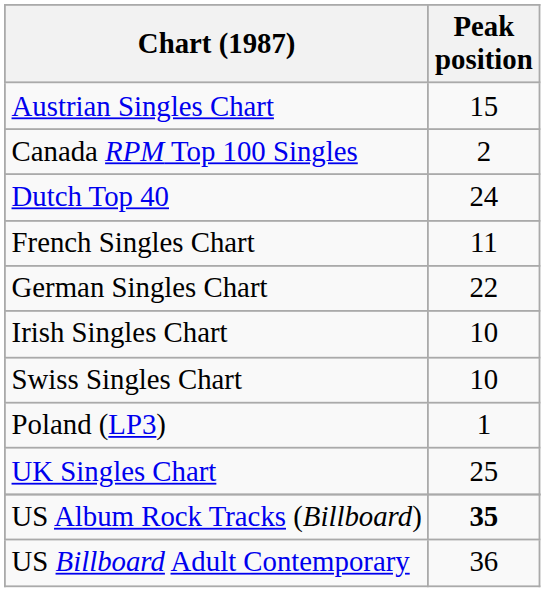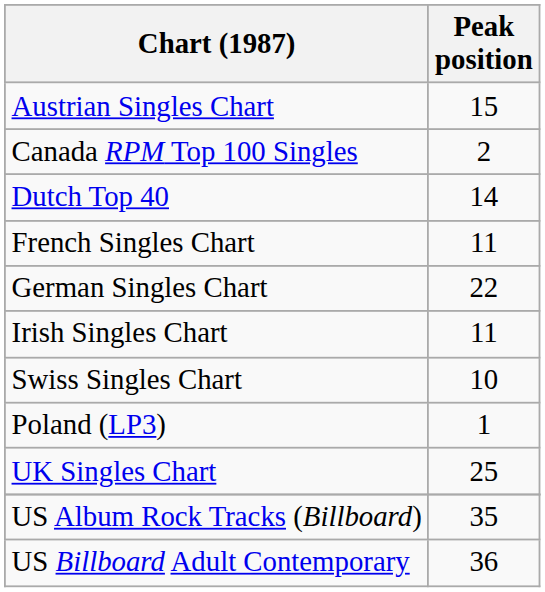(484, 196) 24 -> (484, 196) 14
(484, 333) 10 -> (484, 333) 11
(484, 516) bold -> (484, 516) normal
